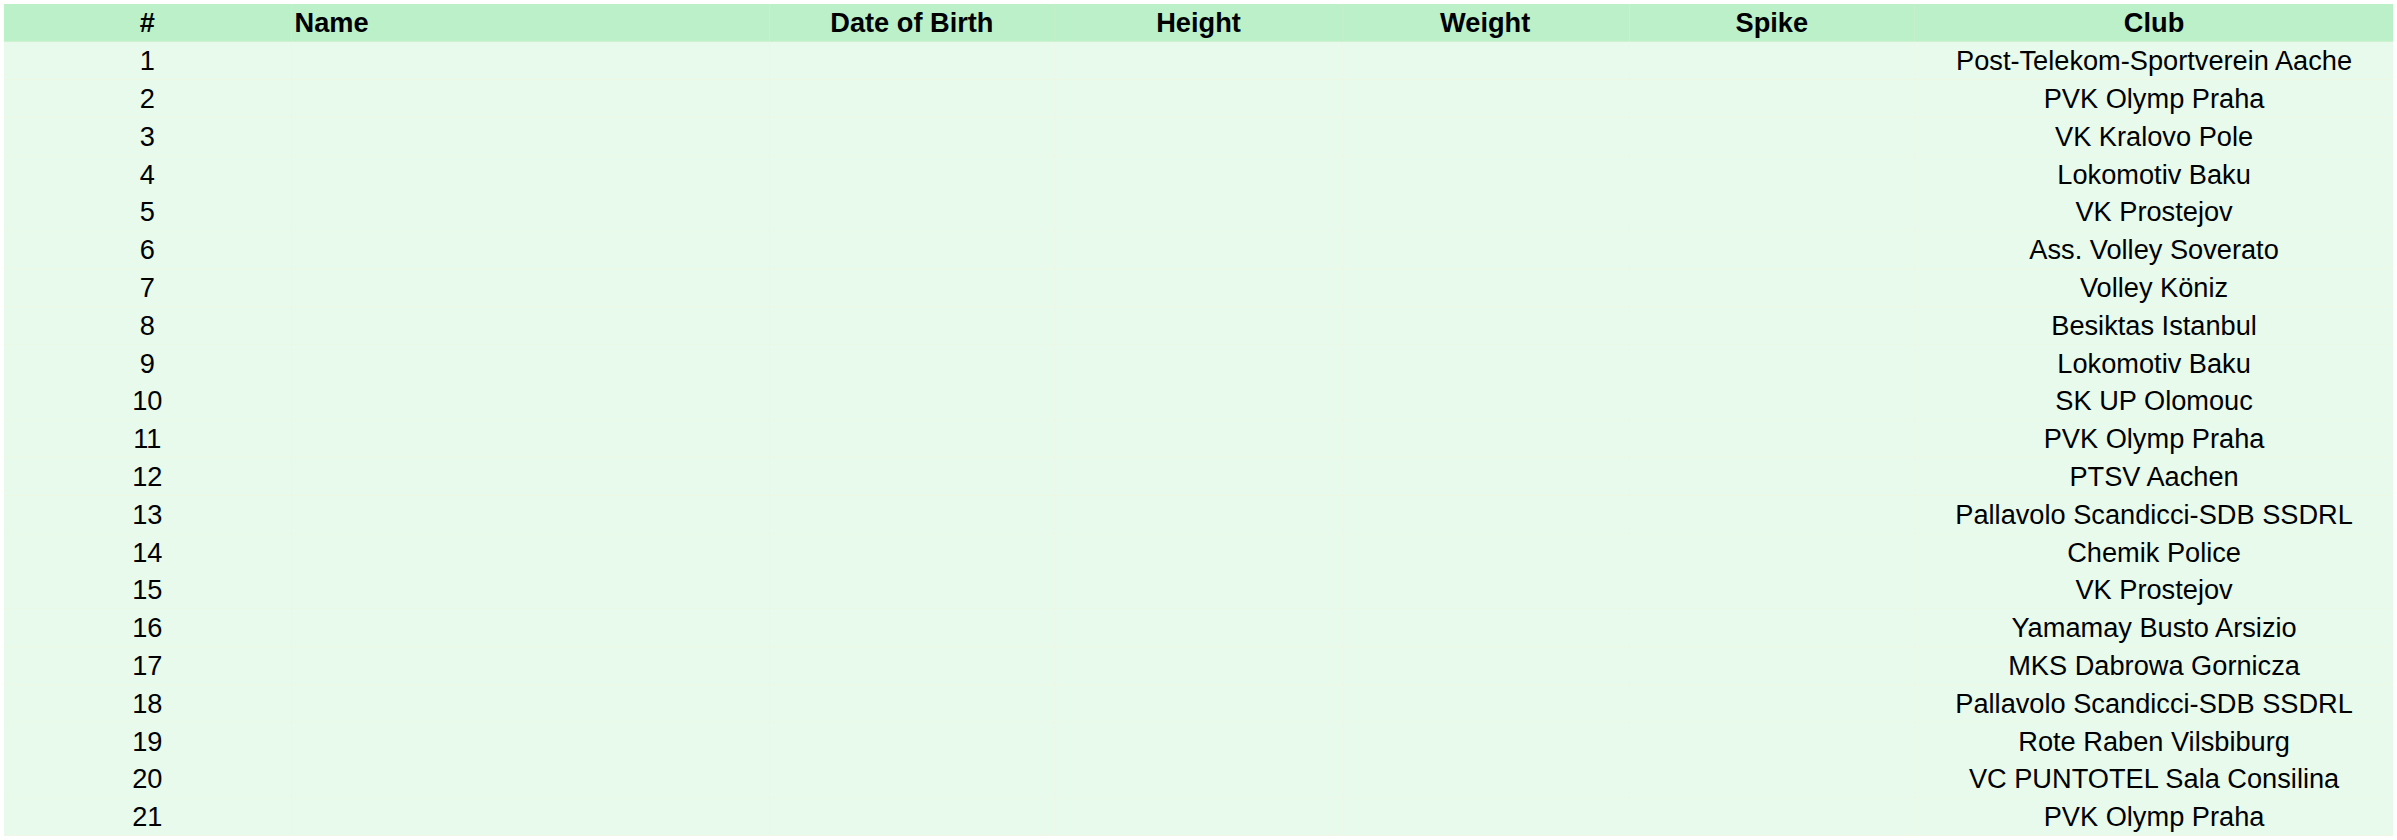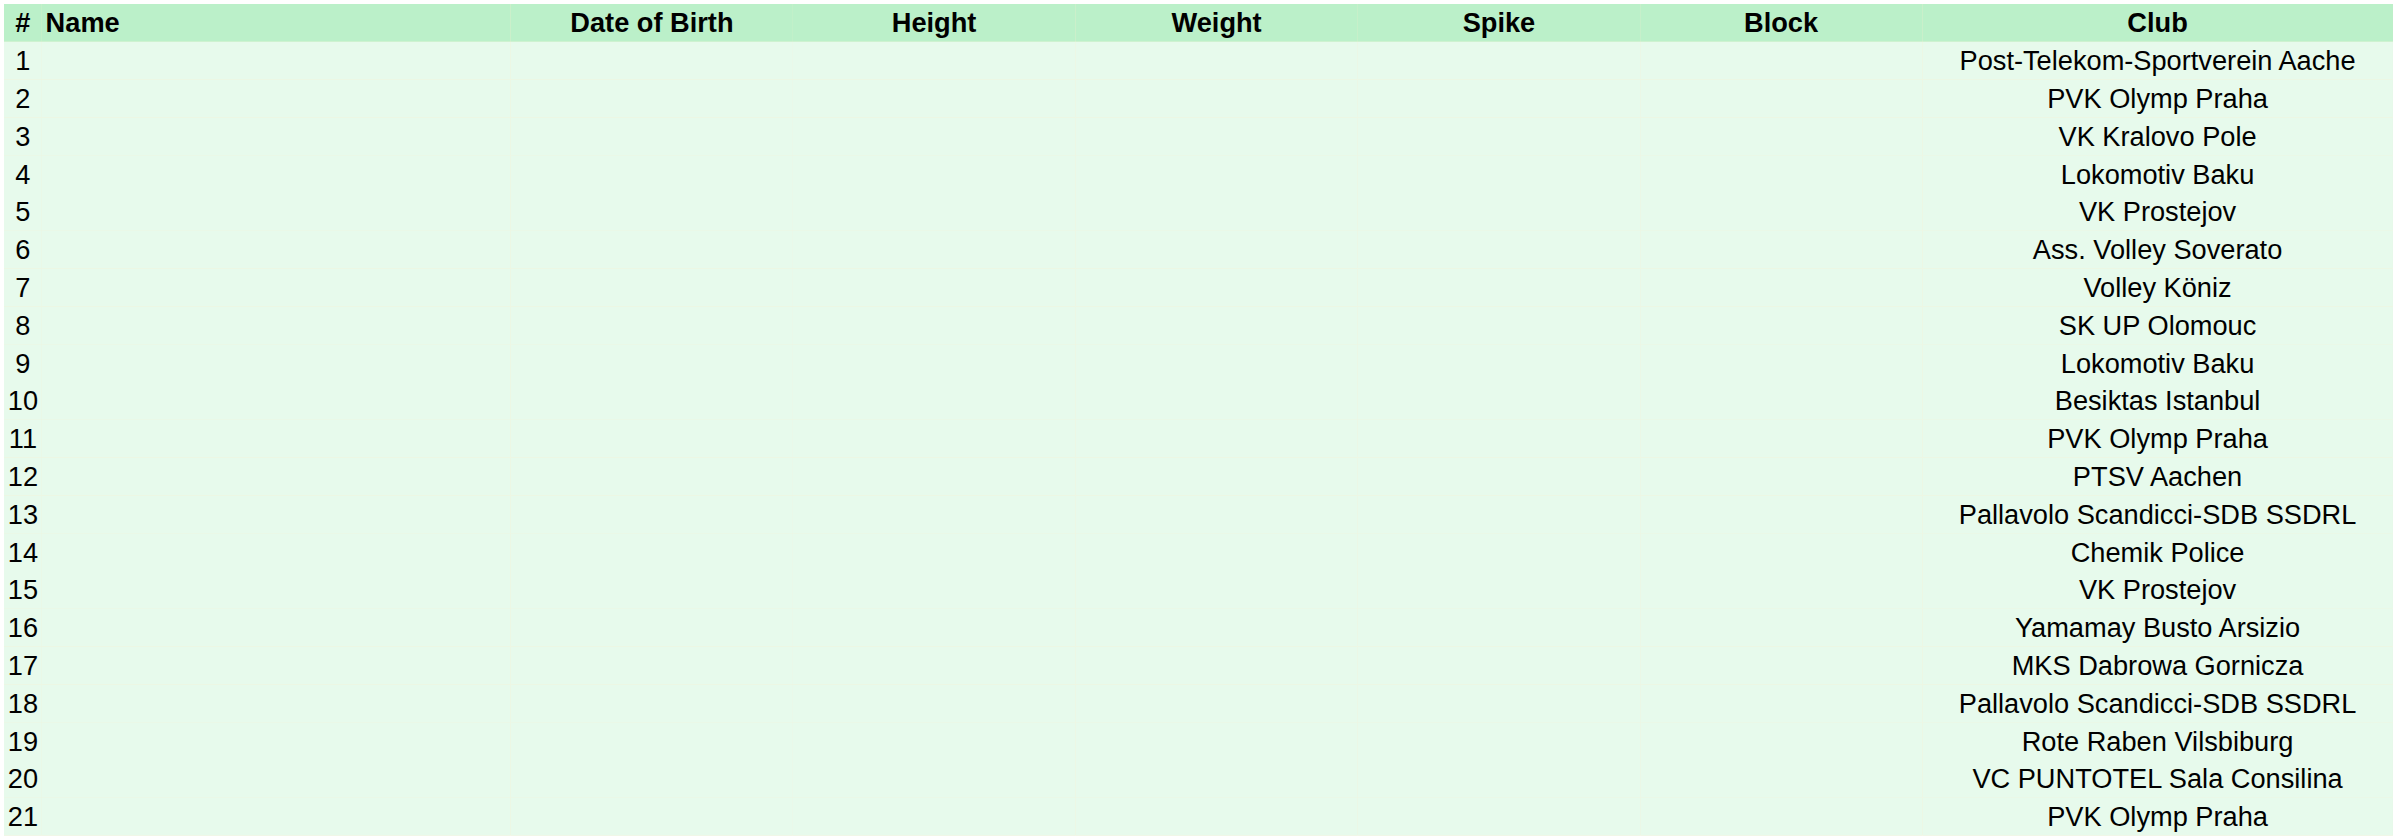+ column: (1781, 23)
(2154, 325) Besiktas Istanbul -> (2158, 325) SK UP Olomouc
(2154, 401) SK UP Olomouc -> (2158, 401) Besiktas Istanbul
